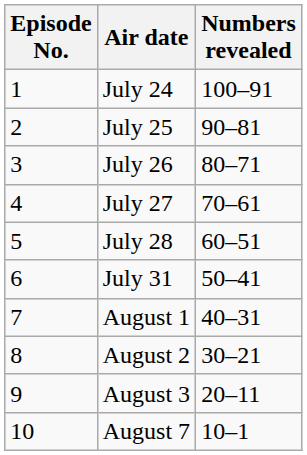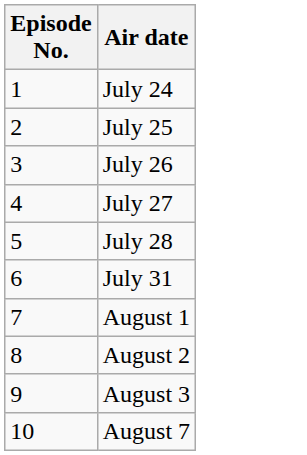- column: (248, 37)
